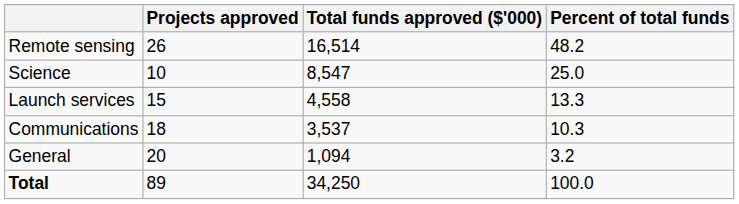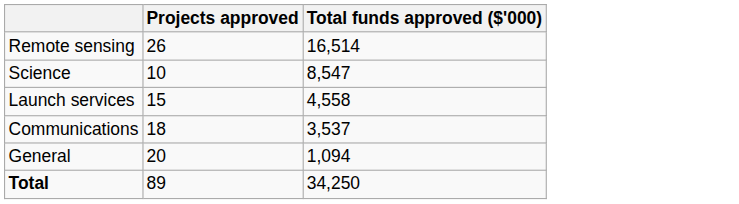- column: (640, 18)
